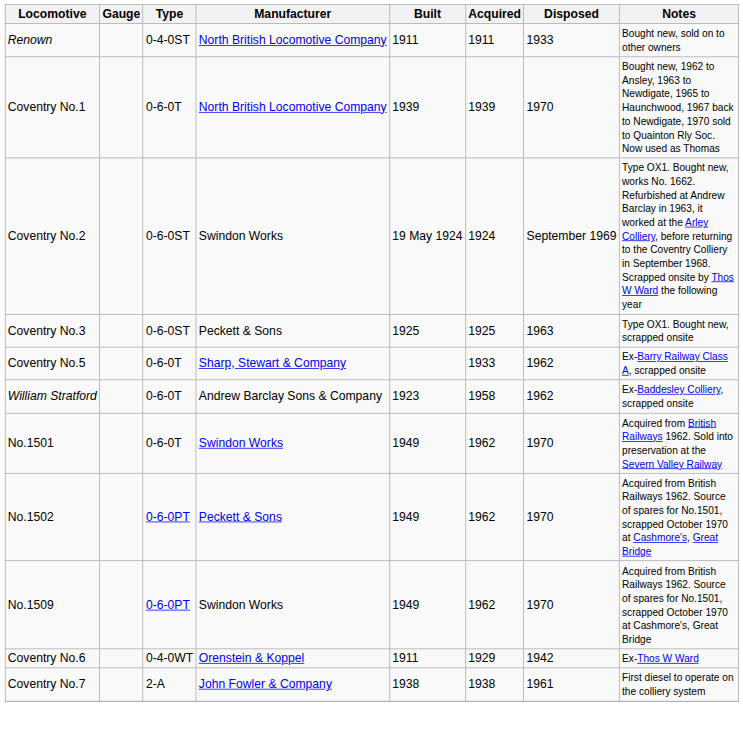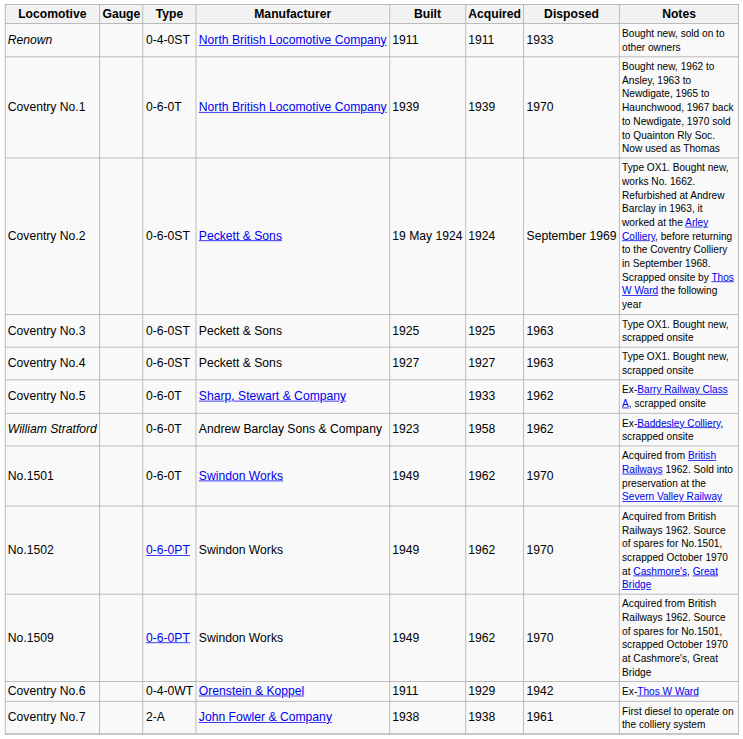(241, 236) Swindon Works -> (240, 236) Peckett & Sons
+ row: (47, 363)
(240, 517) Peckett & Sons -> (241, 550) Swindon Works
